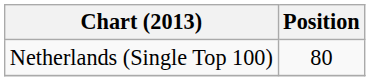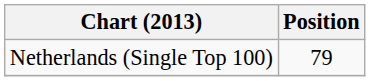(321, 57) 80 -> (321, 57) 79
